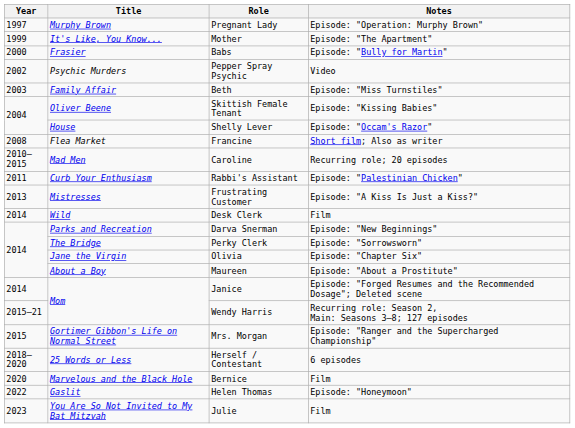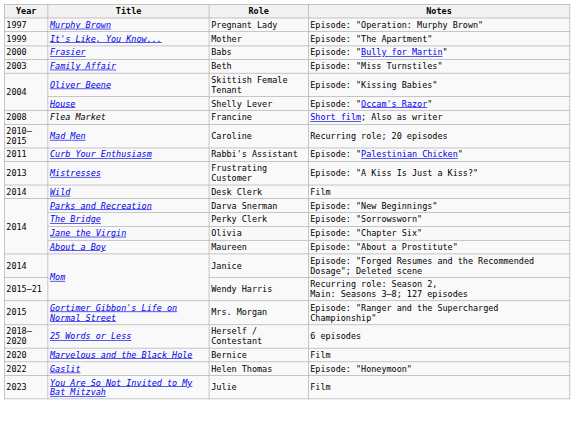- row: (242, 71)
